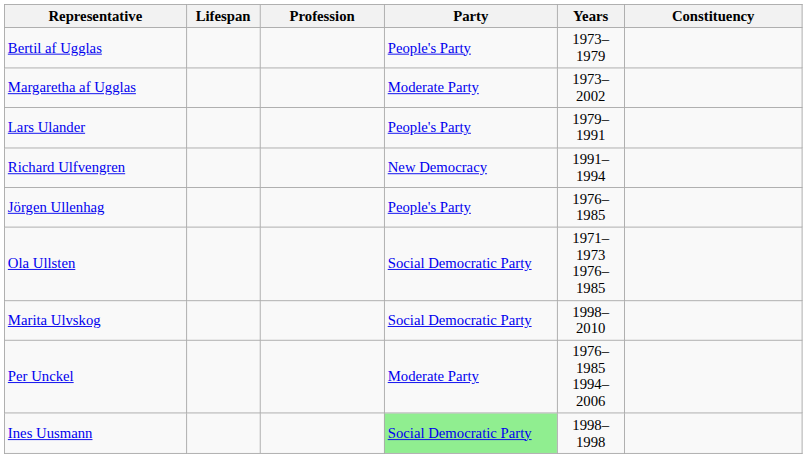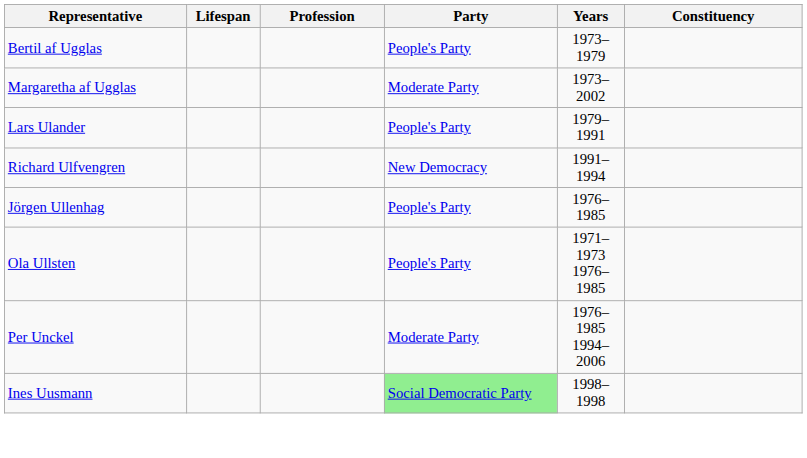(460, 263) Social Democratic Party -> (429, 263) People's Party
- row: (54, 320)
